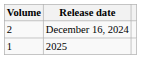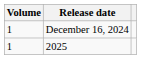(9, 29) 2 -> (9, 29) 1
